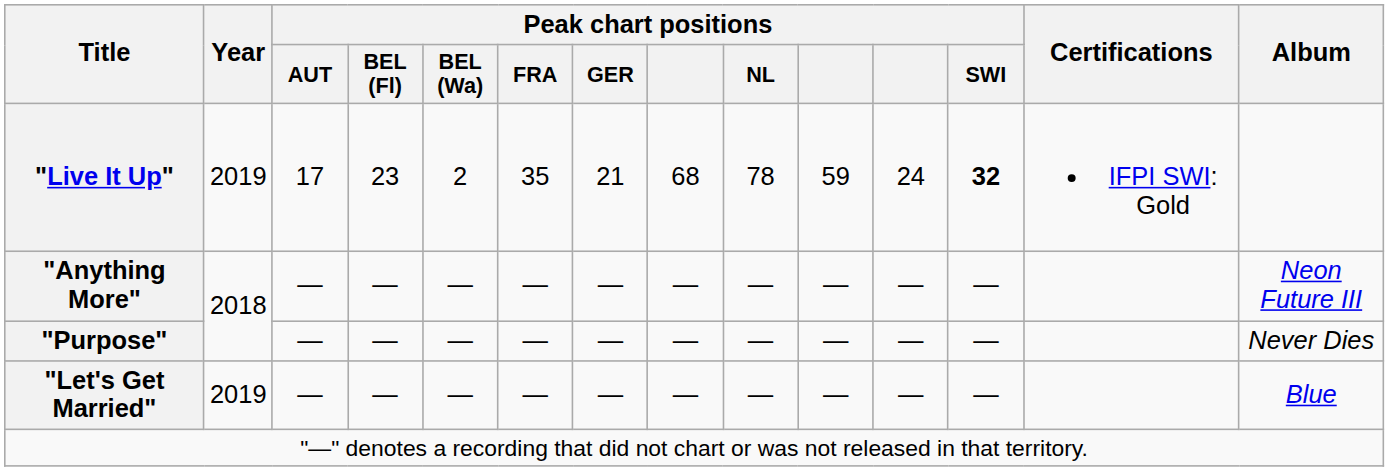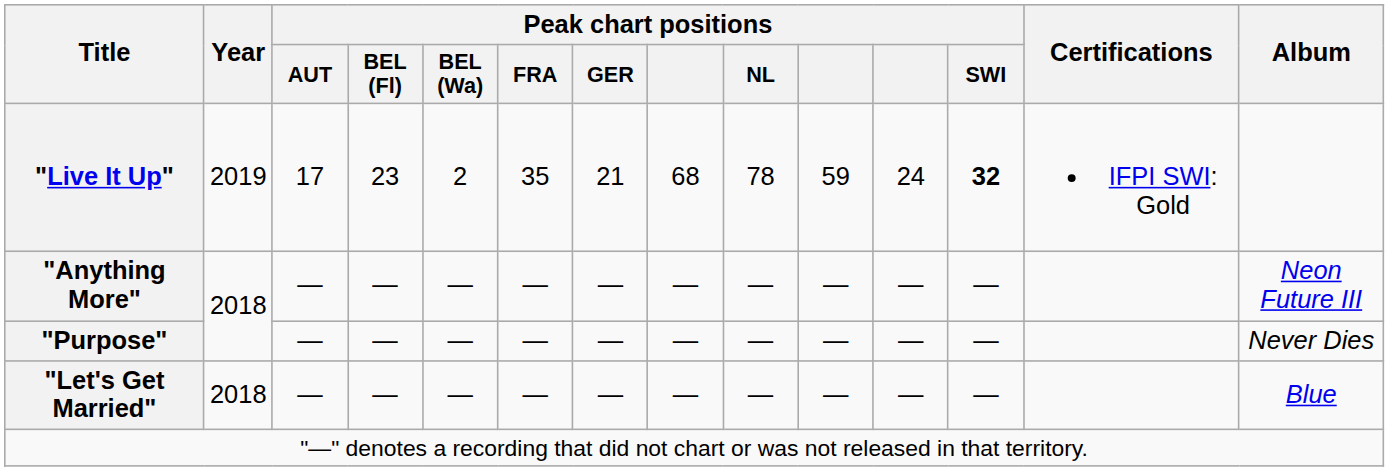(238, 395) 2019 -> (238, 395) 2018
